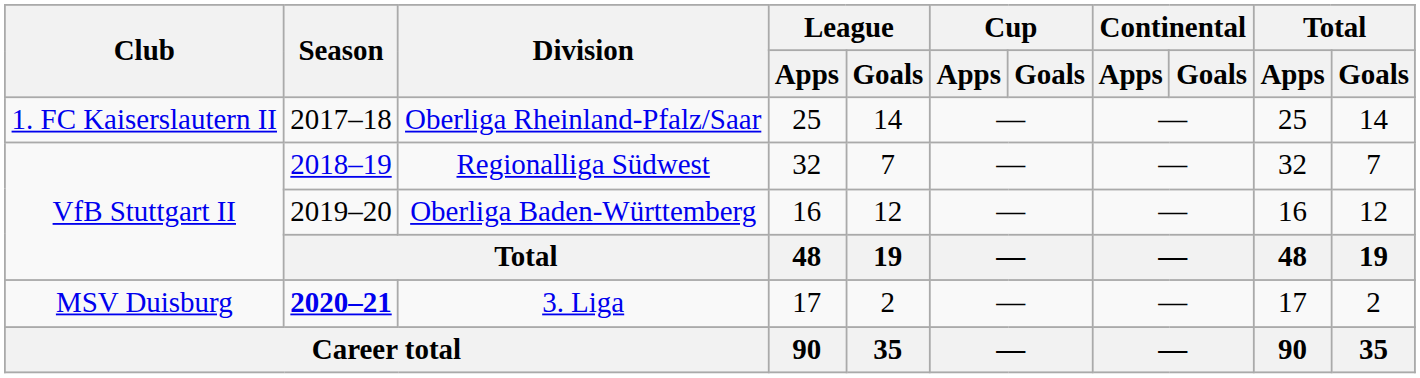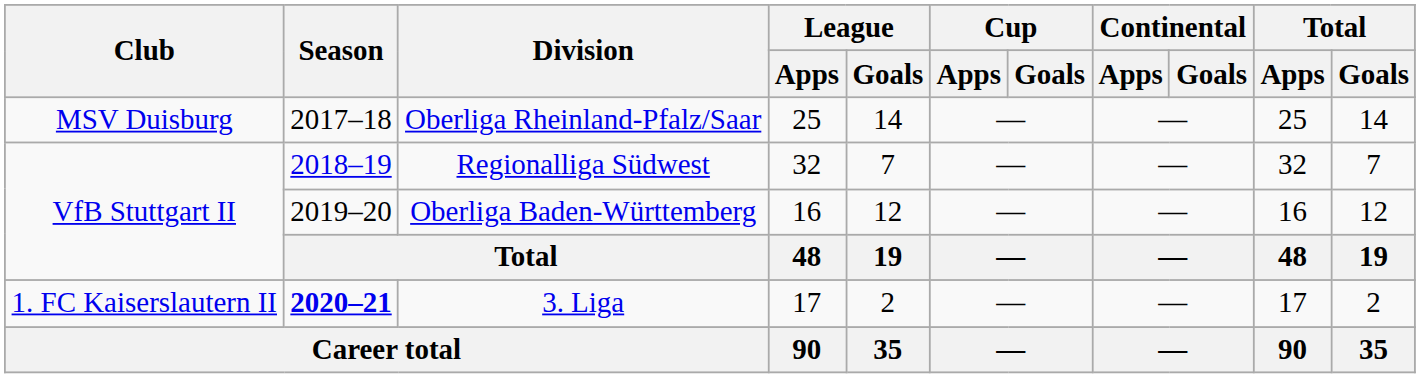(144, 119) 1. FC Kaiserslautern II -> (144, 119) MSV Duisburg
(144, 303) MSV Duisburg -> (144, 303) 1. FC Kaiserslautern II
